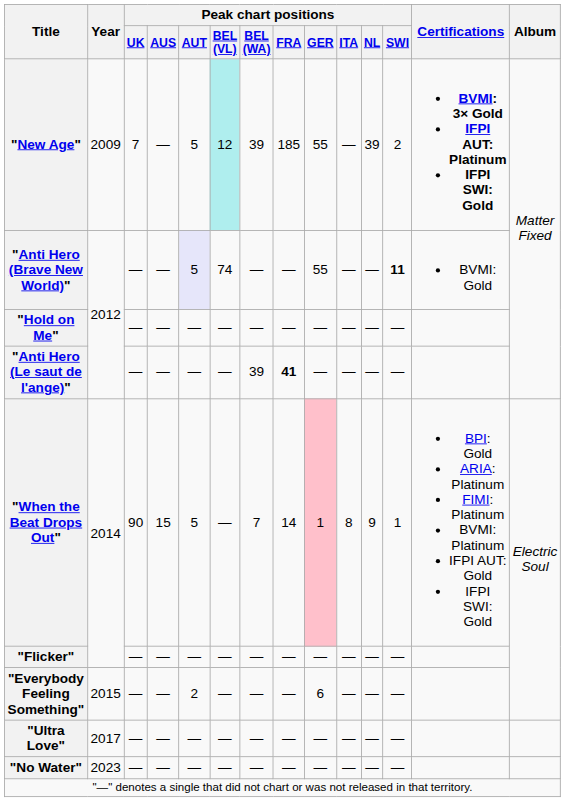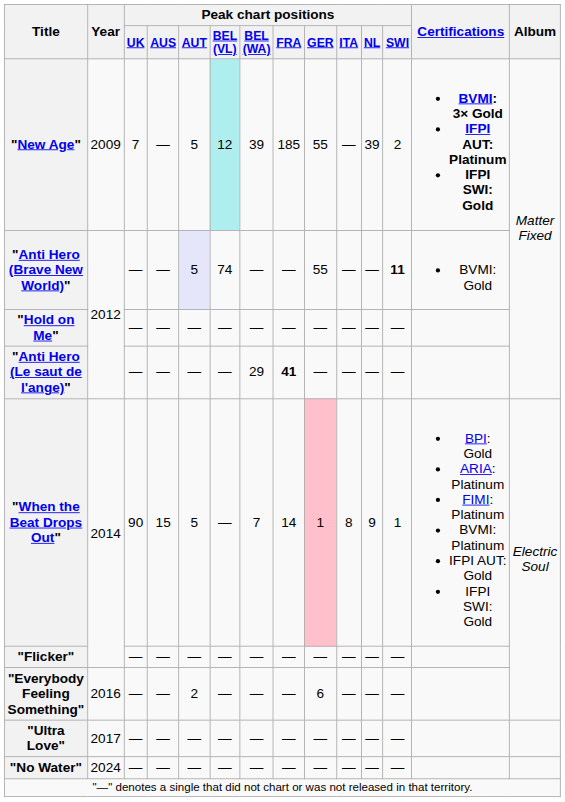(257, 372) 39 -> (257, 372) 29
(106, 693) 2015 -> (106, 693) 2016
(106, 767) 2023 -> (106, 767) 2024
